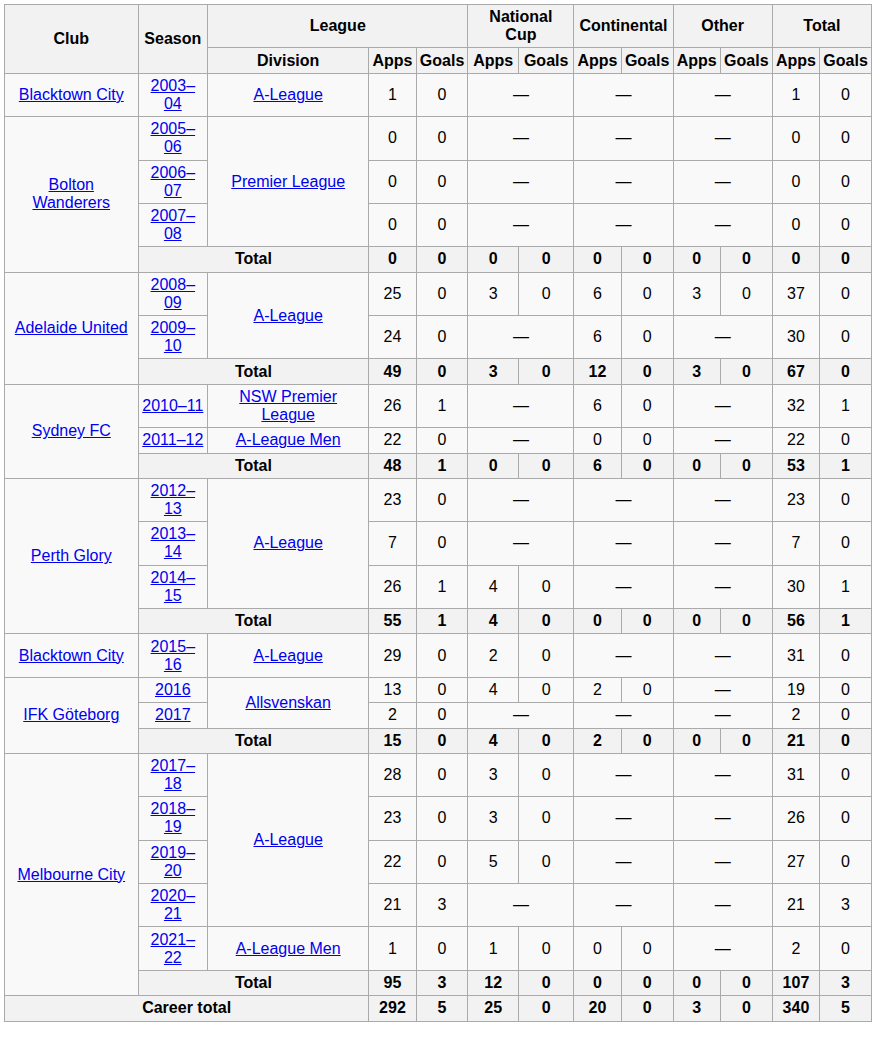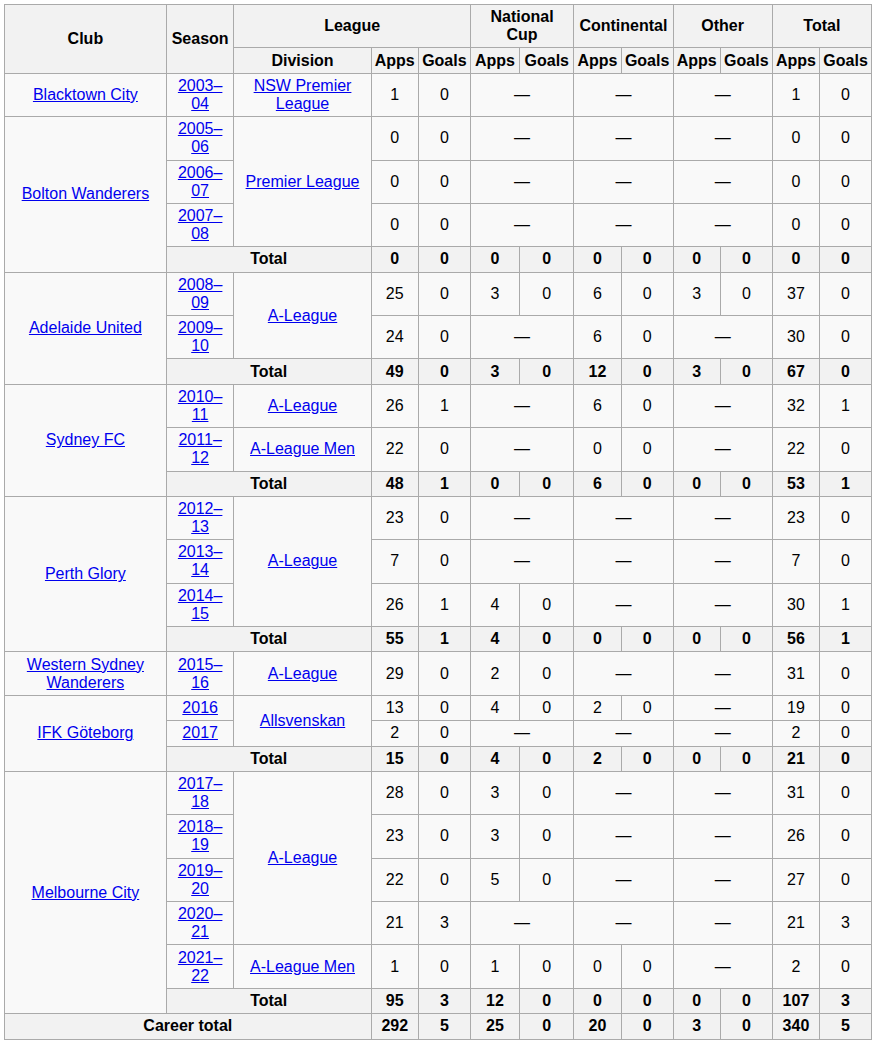(288, 94) A-League -> (303, 94) NSW Premier League
(288, 405) NSW Premier League -> (303, 405) A-League
(71, 655) Blacktown City -> (85, 673) Western Sydney Wanderers
